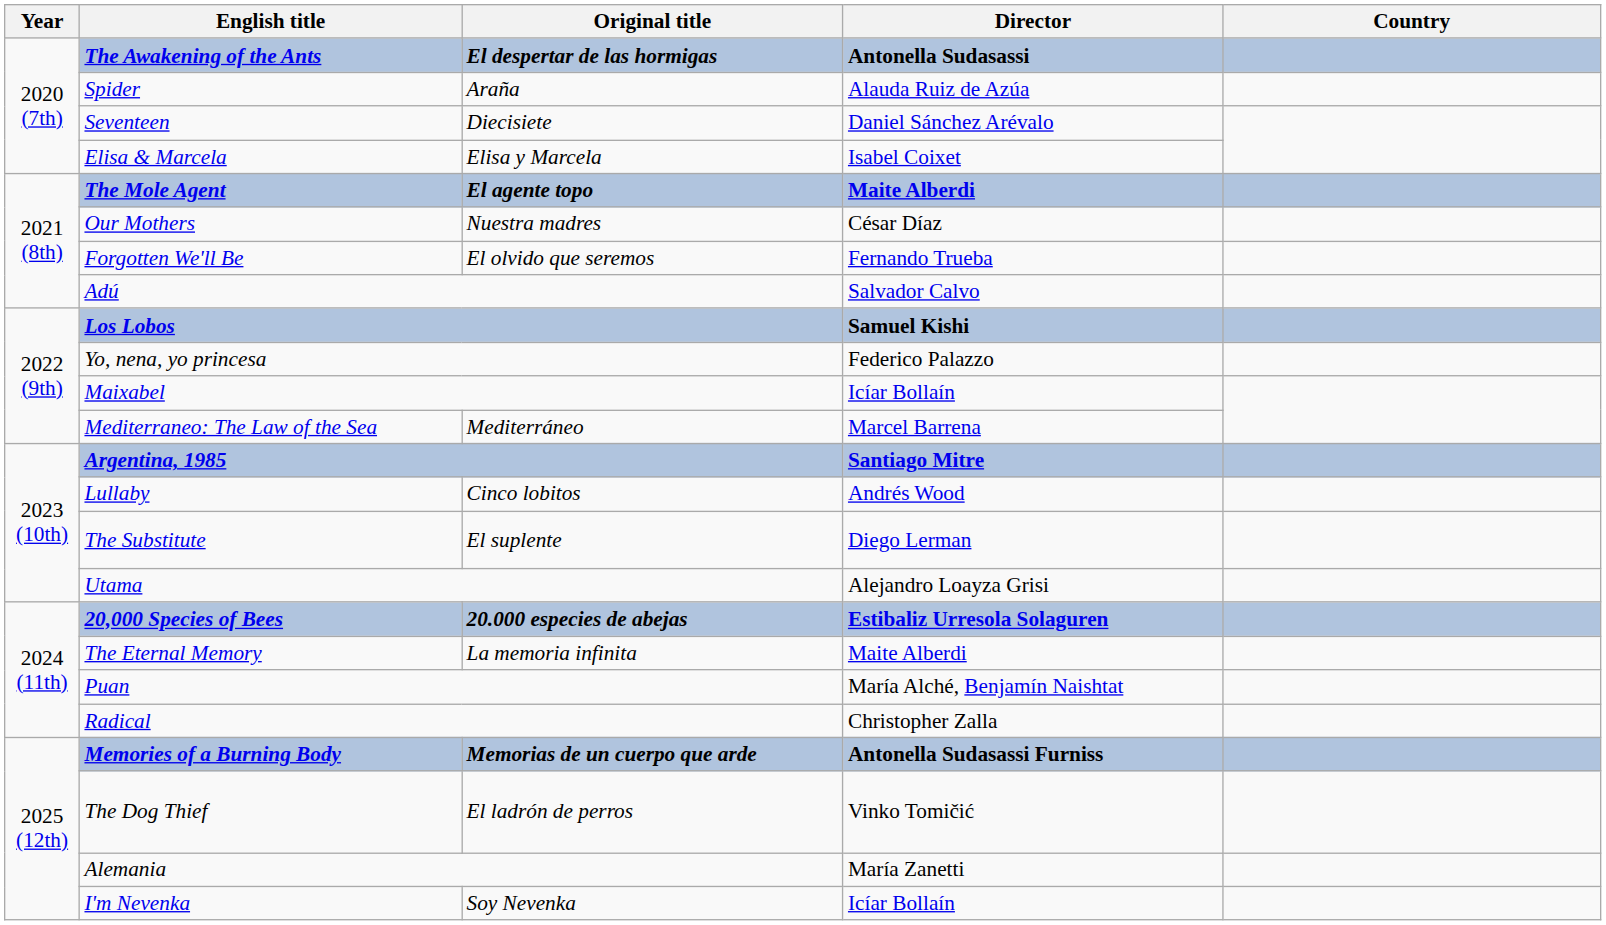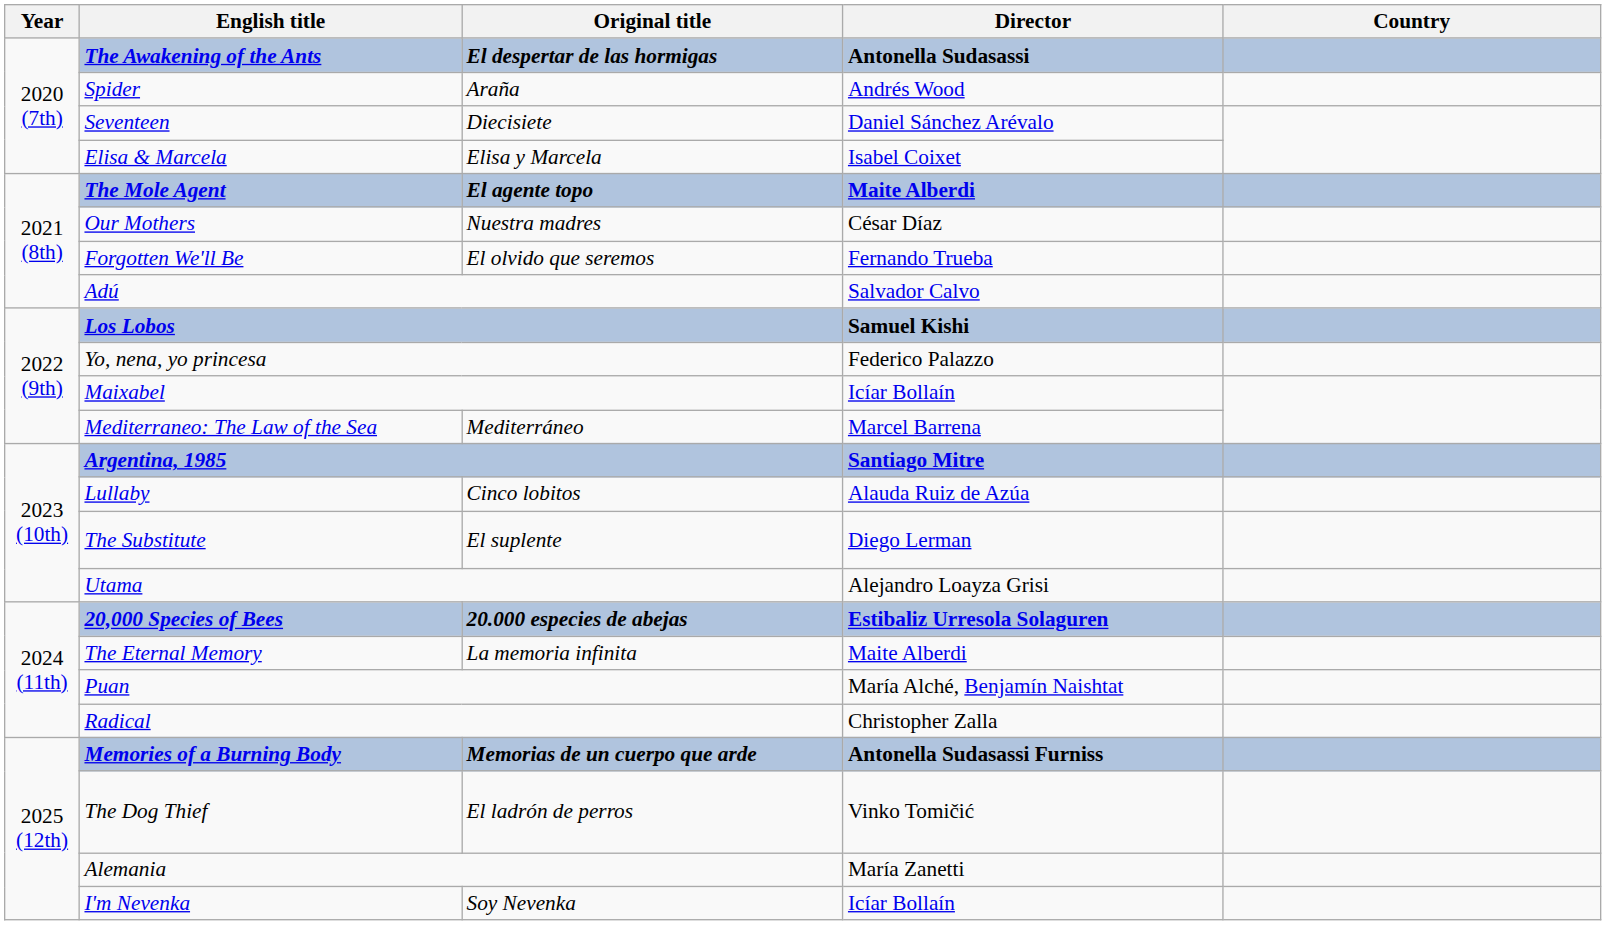(939, 88) Alauda Ruiz de Azúa -> (906, 88) Andrés Wood
(906, 493) Andrés Wood -> (939, 493) Alauda Ruiz de Azúa
